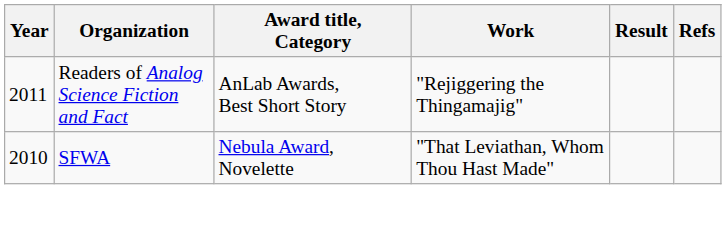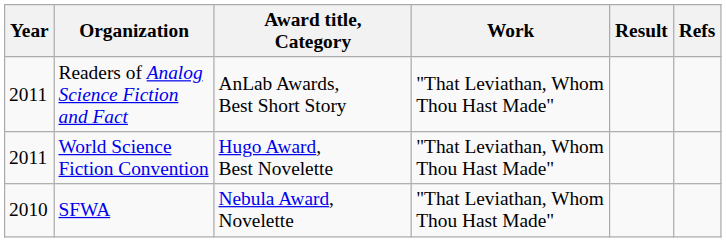(480, 94) "Rejiggering the Thingamajig" -> (510, 94) "That Leviathan, Whom Thou Hast Made"
+ row: (134, 157)
